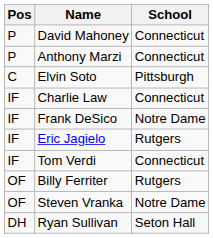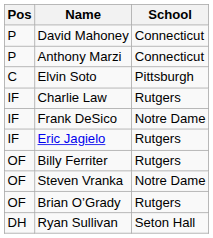(169, 98) Connecticut -> (158, 98) Rutgers
- row: (67, 160)
+ row: (79, 202)
